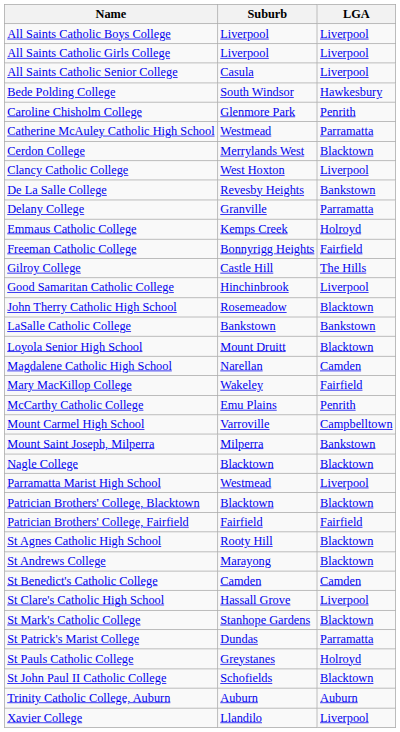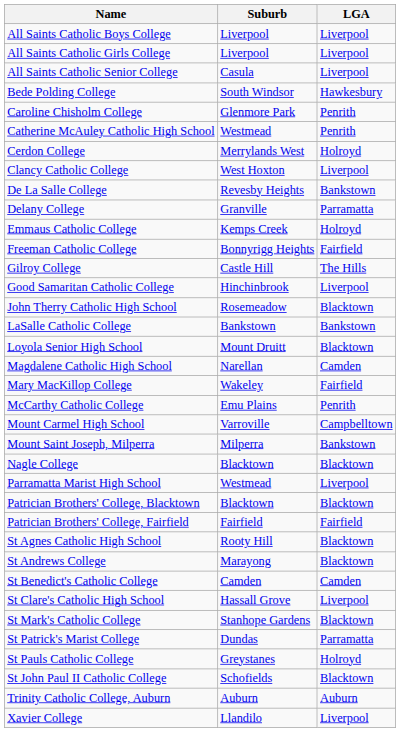(347, 131) Parramatta -> (338, 131) Penrith
(347, 151) Blacktown -> (341, 151) Holroyd
